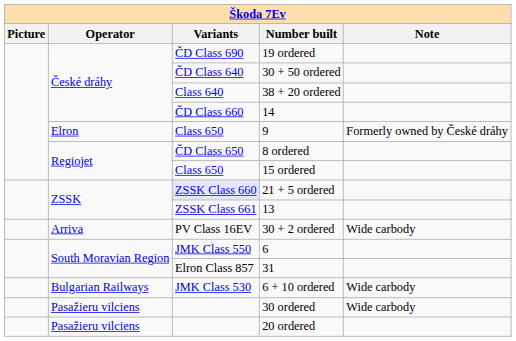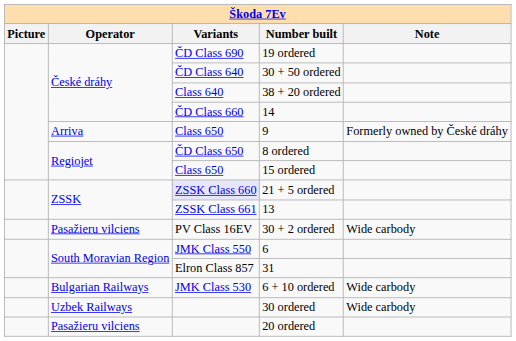(65, 131) Elron -> (67, 131) Arriva
(67, 229) Arriva -> (95, 229) Pasažieru vilciens
(95, 307) Pasažieru vilciens -> (92, 307) Uzbek Railways
